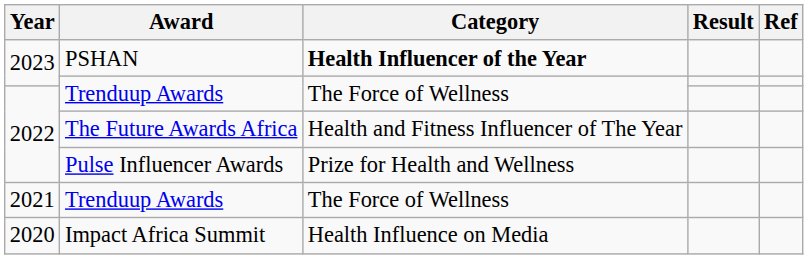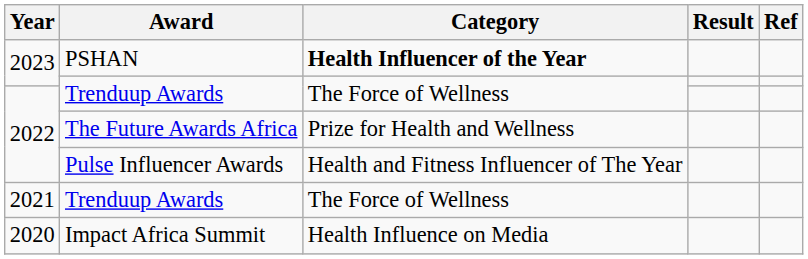(495, 128) Health and Fitness Influencer of The Year -> (441, 128) Prize for Health and Wellness
(441, 164) Prize for Health and Wellness -> (495, 164) Health and Fitness Influencer of The Year
